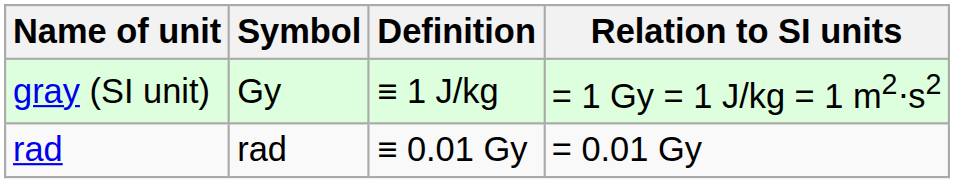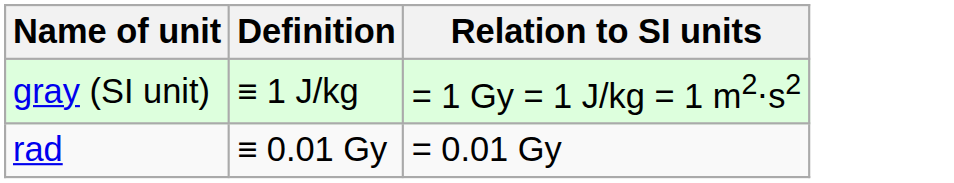- column: (299, 31)
